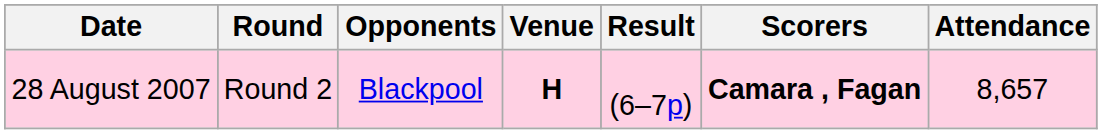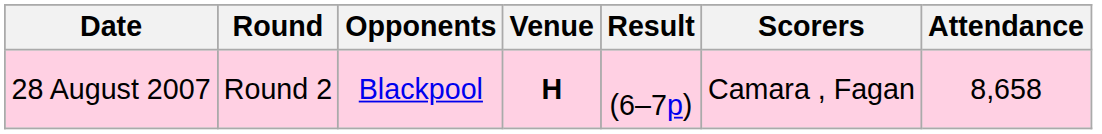(815, 88) bold -> (811, 88) normal
(1012, 88) 8,657 -> (1006, 88) 8,658
